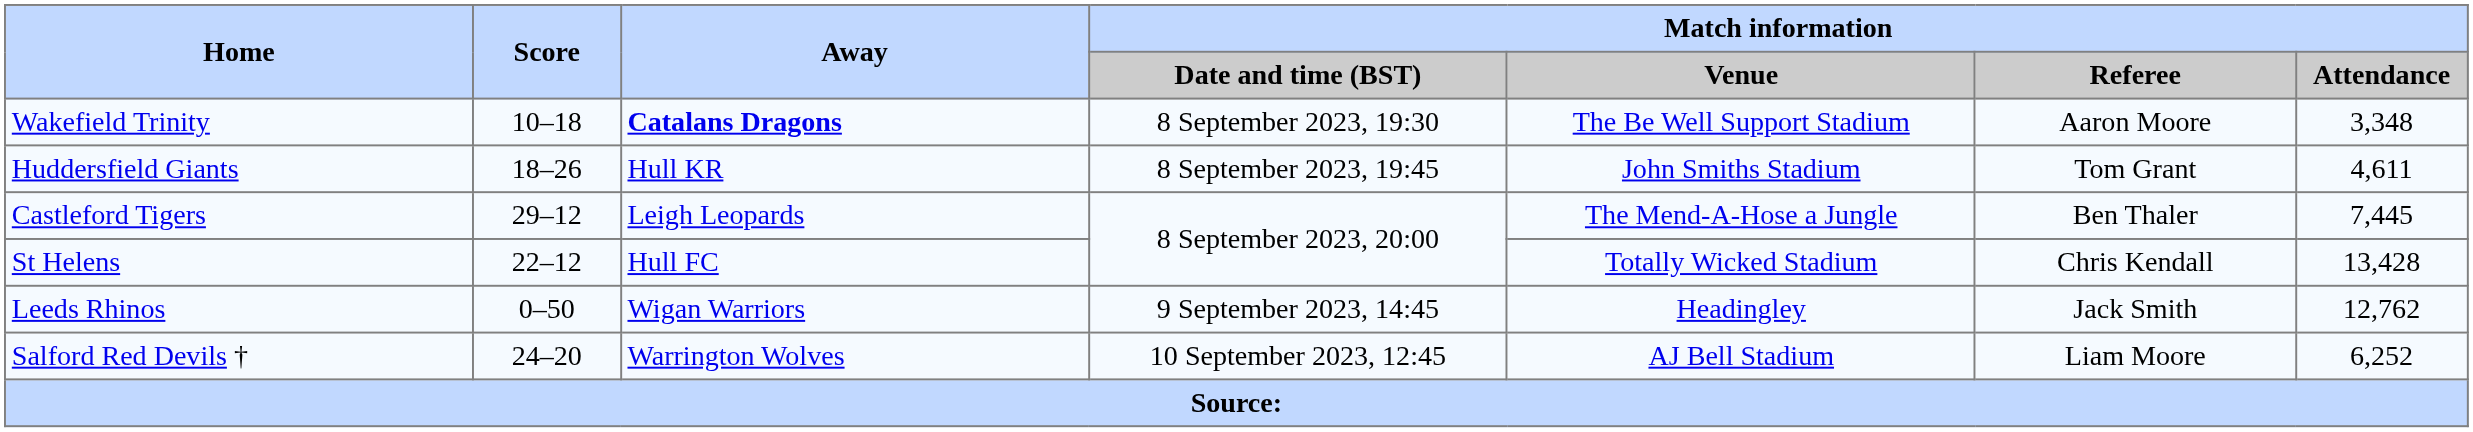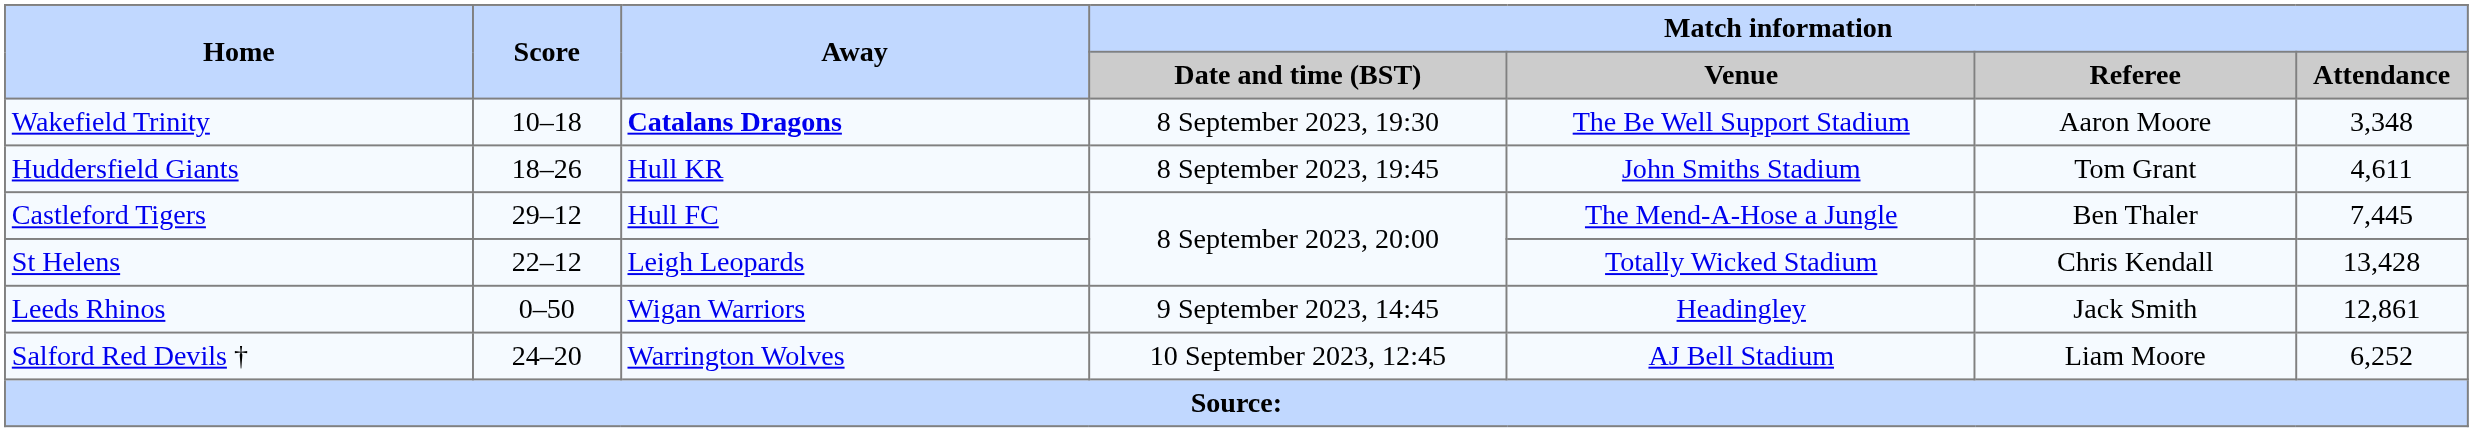(716, 215) Leigh Leopards -> (673, 215) Hull FC
(673, 261) Hull FC -> (716, 261) Leigh Leopards
(2382, 308) 12,762 -> (2382, 308) 12,861
